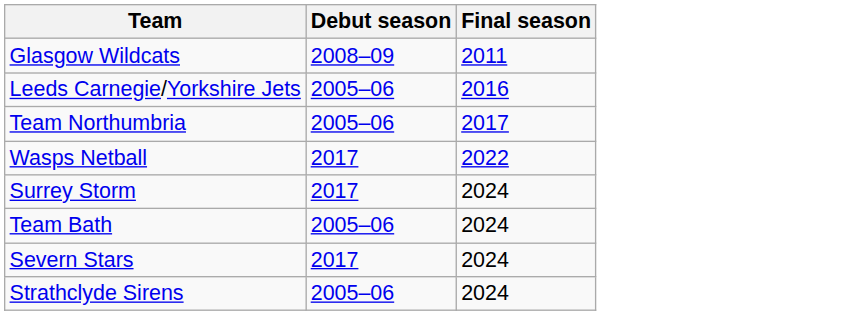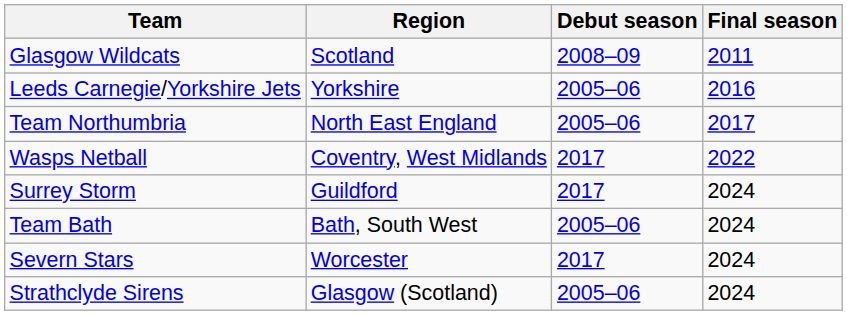+ column: (429, 21)
